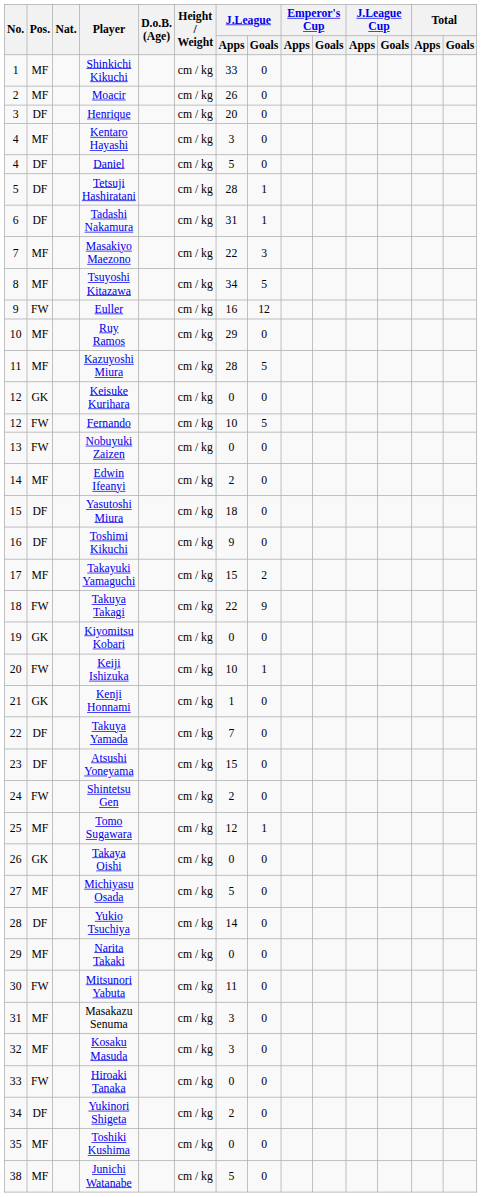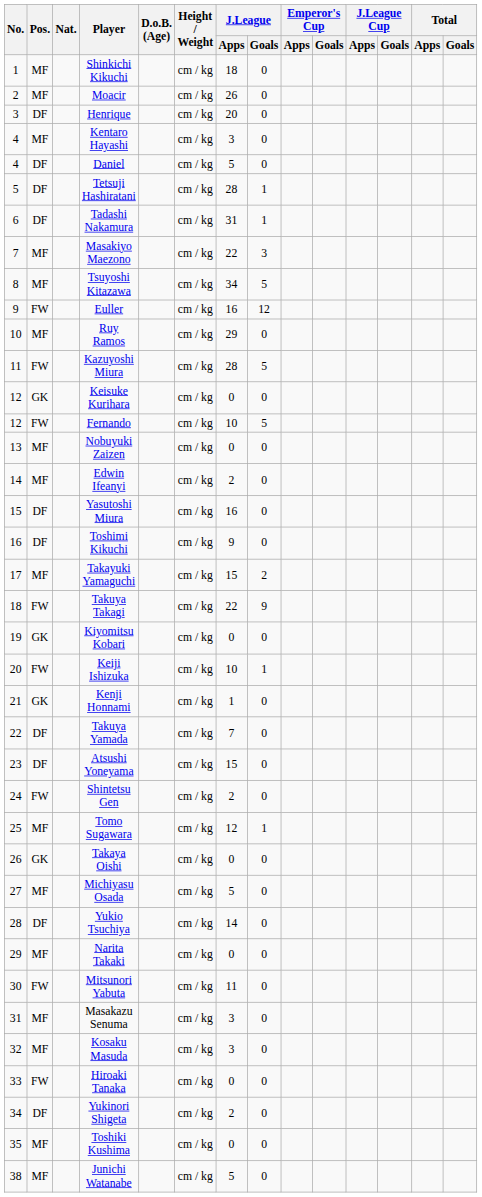(231, 70) 33 -> (231, 70) 18
(40, 366) MF -> (40, 366) FW
(40, 448) FW -> (40, 448) MF
(231, 511) 18 -> (231, 511) 16
